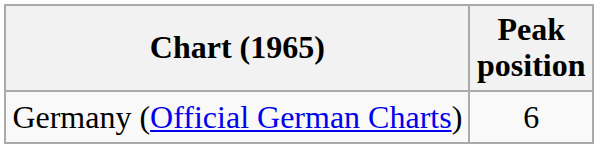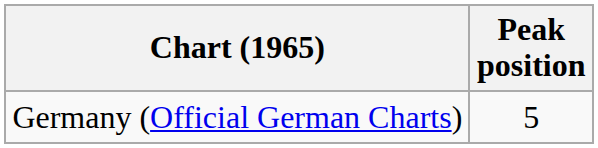(531, 116) 6 -> (531, 116) 5
